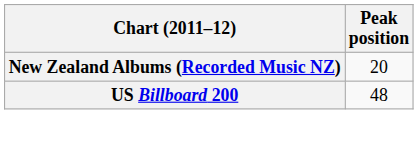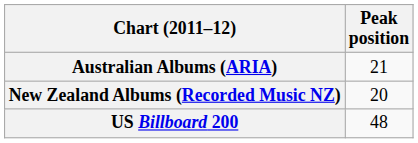+ row: (175, 66)
